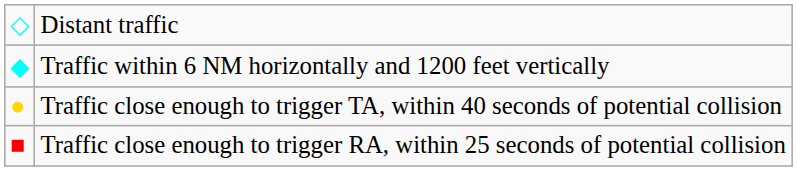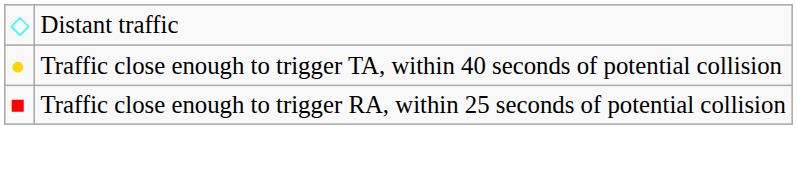- row: (325, 65)
